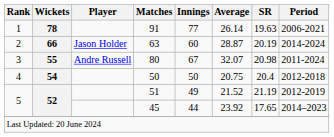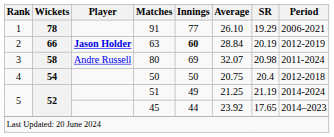(232, 28) 26.14 -> (232, 28) 26.10
(265, 28) 19.63 -> (265, 28) 19.29
(100, 44) normal -> (103, 44) bold
(193, 44) normal -> (193, 44) bold
(232, 44) 28.87 -> (232, 44) 28.84
(303, 44) 2014-2024 -> (303, 44) 2012-2019
(52, 60) 55 -> (52, 60) 58
(193, 60) 67 -> (193, 60) 69
(232, 92) 21.52 -> (232, 92) 21.25
(303, 92) 2012-2019 -> (303, 92) 2014-2024
